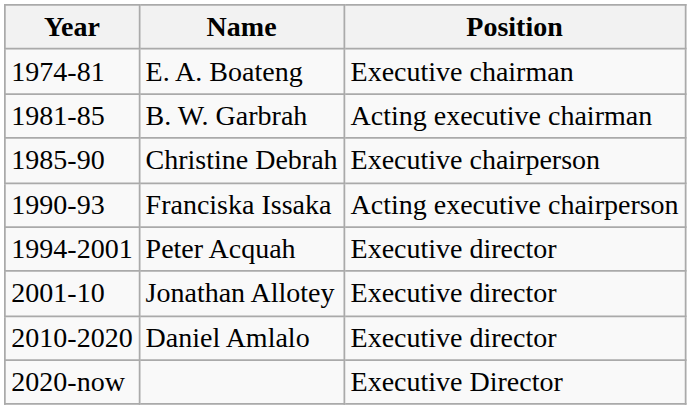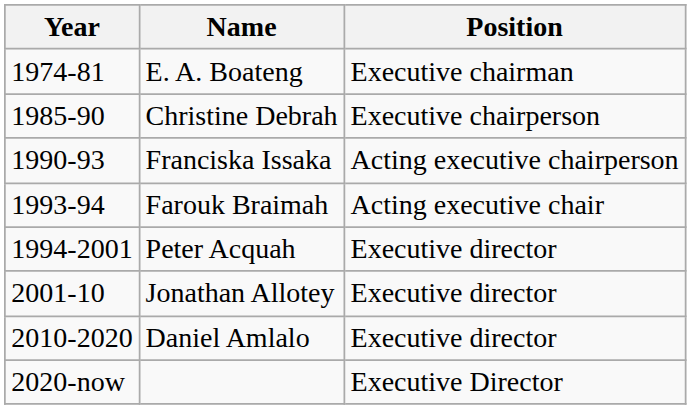- row: (226, 115)
+ row: (237, 204)
